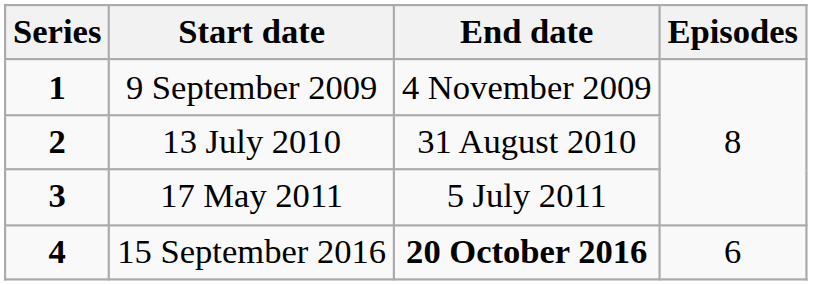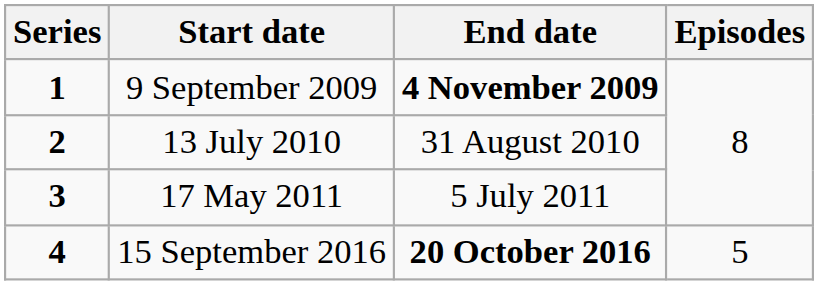(527, 86) normal -> (530, 86) bold
(733, 251) 6 -> (740, 251) 5
